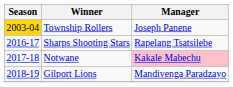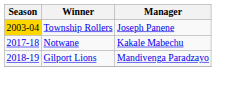- row: (87, 43)
(167, 58) pink background -> (150, 43) no background
